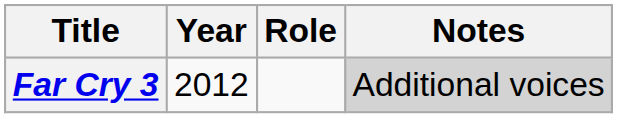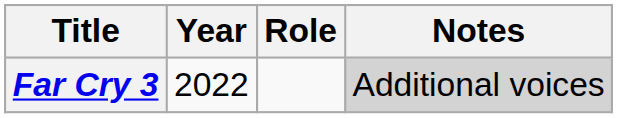(211, 84) 2012 -> (211, 84) 2022
